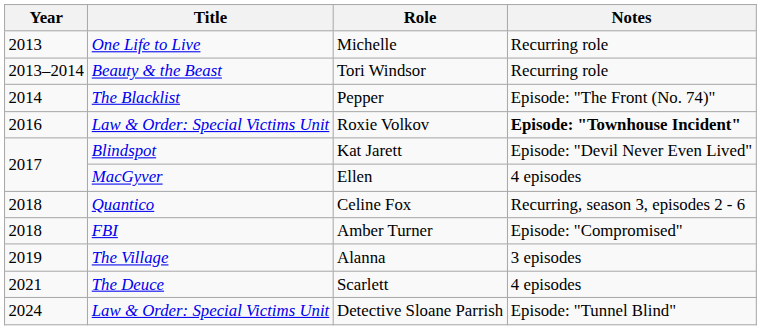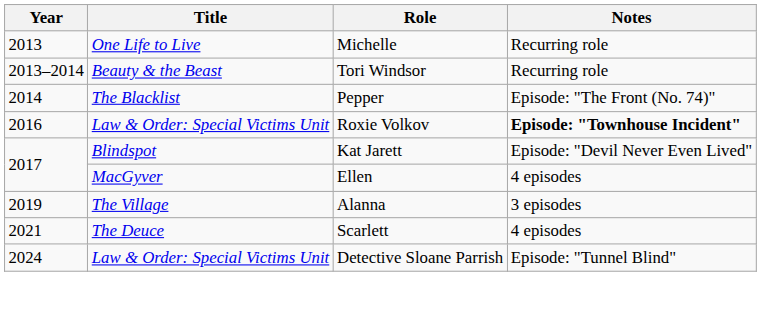- row: (374, 204)
- row: (385, 230)
